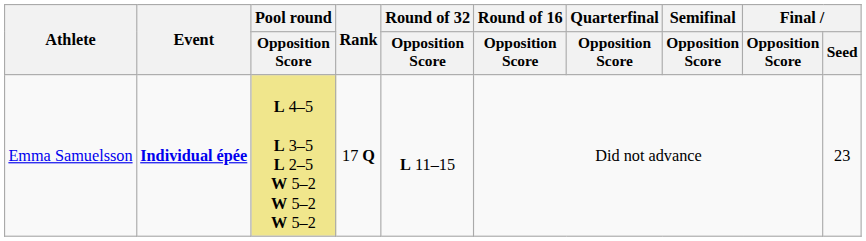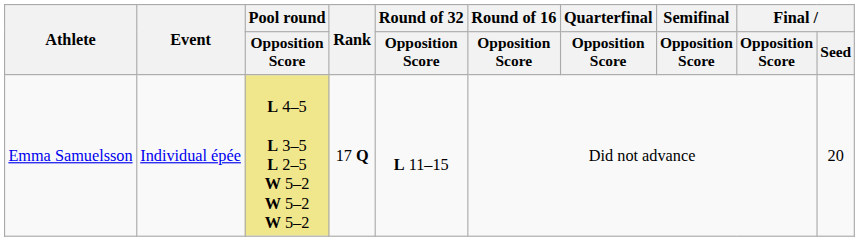(194, 155) bold -> (191, 155) normal
(842, 155) 23 -> (836, 155) 20
